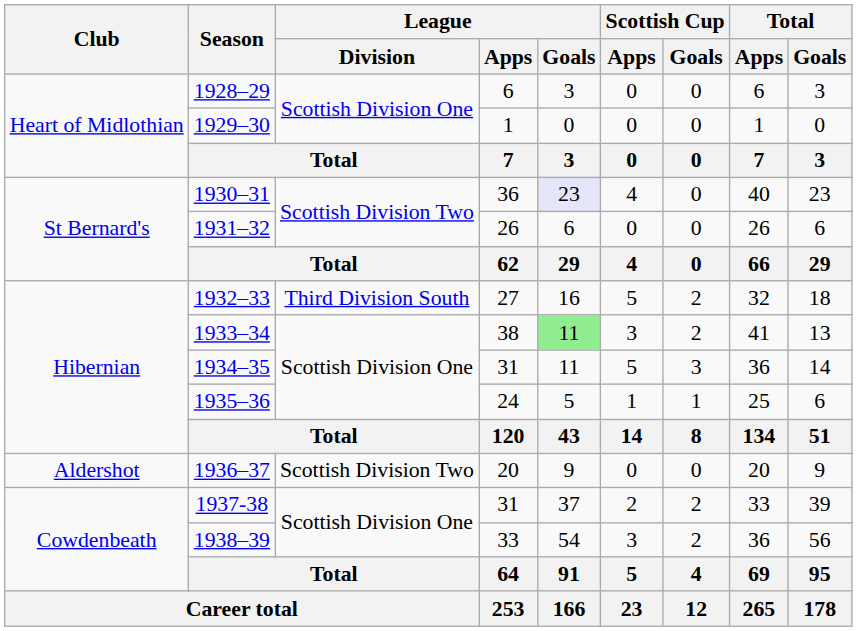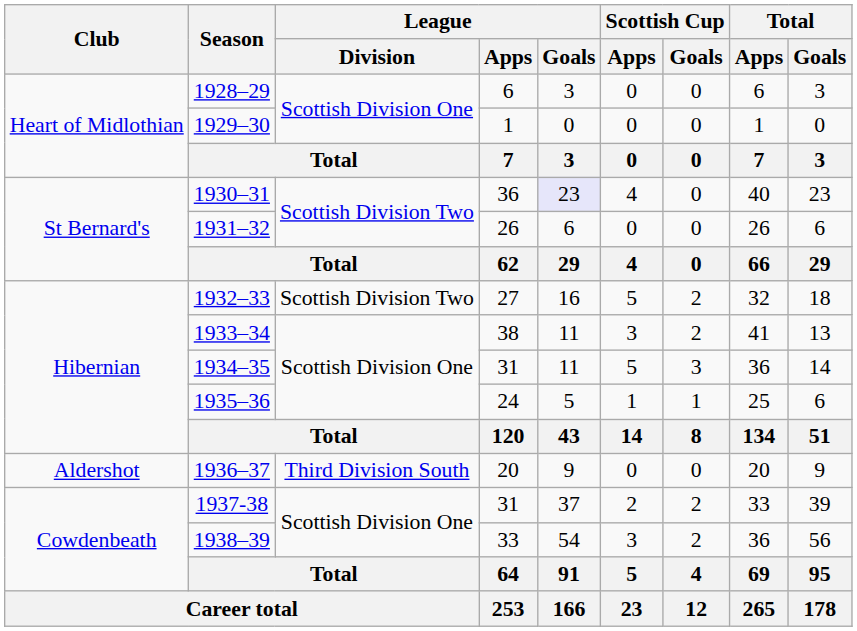(377, 297) Third Division South -> (377, 297) Scottish Division Two
(569, 332) lightgreen background -> (569, 332) no background
(377, 470) Scottish Division Two -> (377, 470) Third Division South
